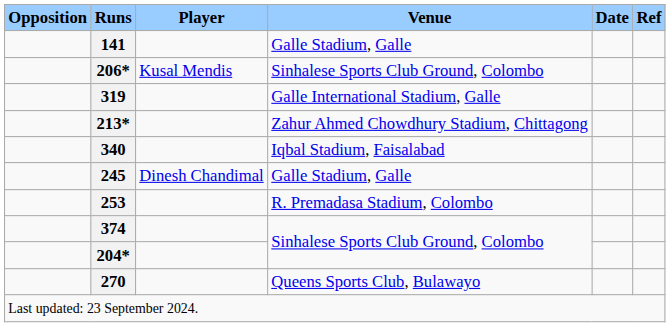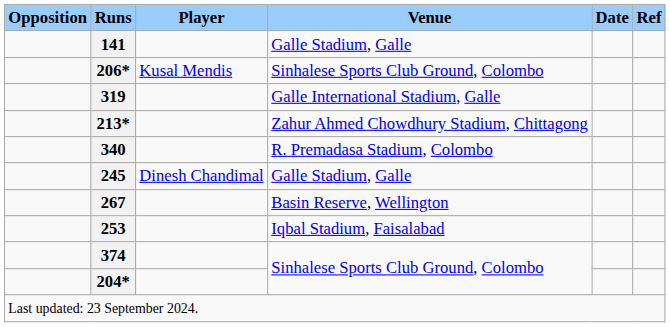(358, 149) Iqbal Stadium, Faisalabad -> (382, 149) R. Premadasa Stadium, Colombo
+ row: (113, 202)
(382, 202) R. Premadasa Stadium, Colombo -> (358, 228) Iqbal Stadium, Faisalabad
- row: (113, 281)
